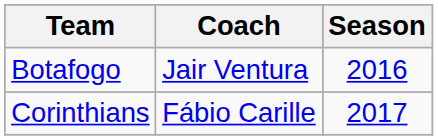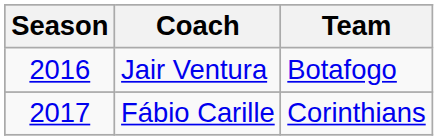columns swapped: (377, 26) <-> (80, 26)
